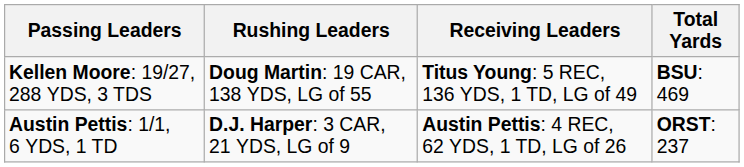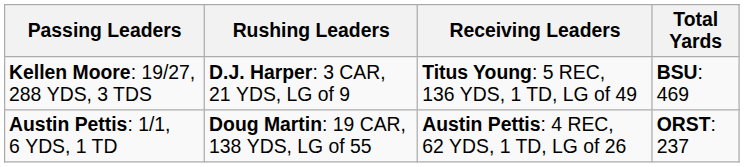(308, 83) Doug Martin: 19 CAR, 138 YDS, LG of 55 -> (297, 83) D.J. Harper: 3 CAR, 21 YDS, LG of 9
(297, 135) D.J. Harper: 3 CAR, 21 YDS, LG of 9 -> (308, 135) Doug Martin: 19 CAR, 138 YDS, LG of 55
